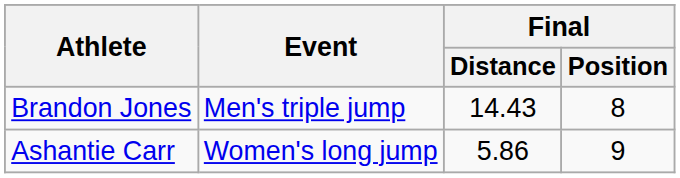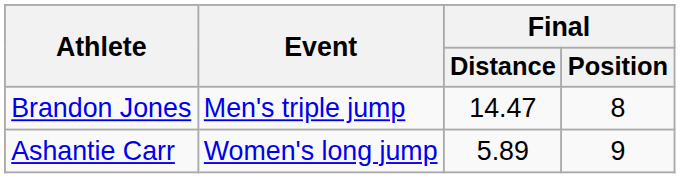(503, 109) 14.43 -> (503, 109) 14.47
(503, 151) 5.86 -> (503, 151) 5.89
